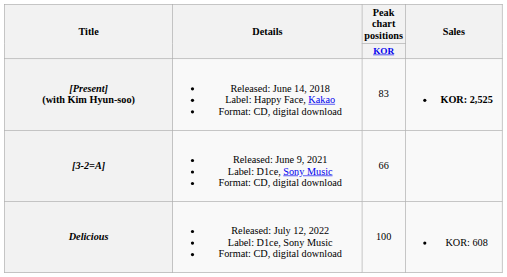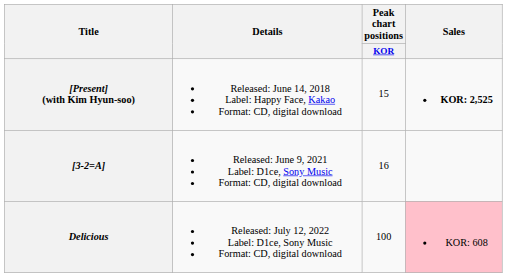(384, 94) 83 -> (384, 94) 15
(384, 165) 66 -> (384, 165) 16
(454, 243) no background -> (454, 243) pink background
